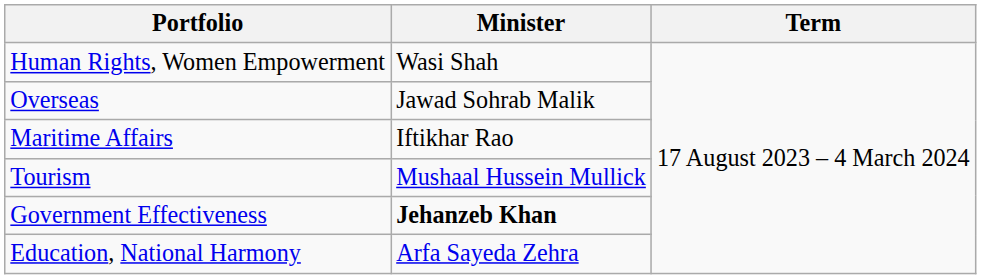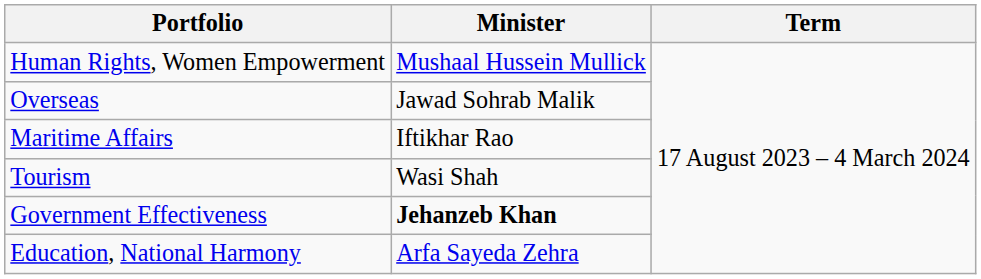(447, 61) Wasi Shah -> (521, 61) Mushaal Hussein Mullick
(521, 176) Mushaal Hussein Mullick -> (447, 176) Wasi Shah
